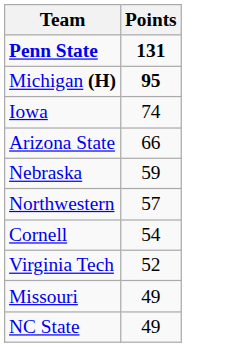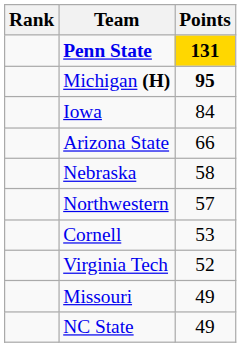+ column: (32, 19)
(151, 50) no background -> (205, 50) gold background
(151, 111) 74 -> (205, 111) 84
(151, 173) 59 -> (205, 173) 58
(151, 234) 54 -> (205, 234) 53
